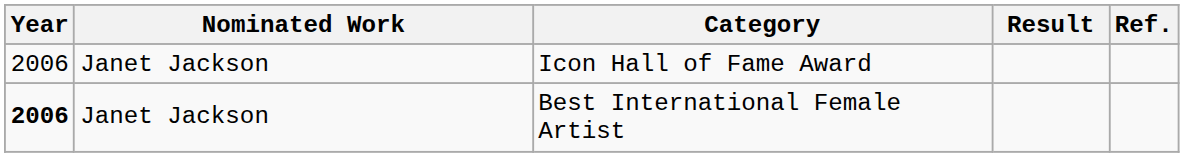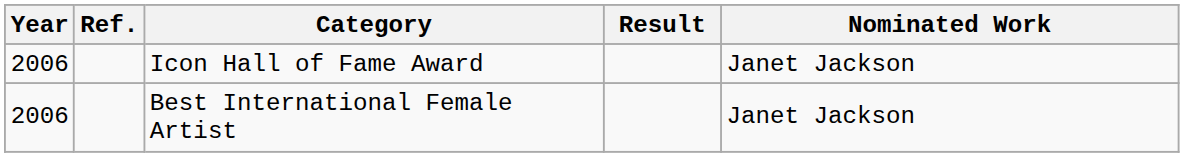columns swapped: (303, 25) <-> (1144, 25)
(40, 117) bold -> (40, 117) normal
